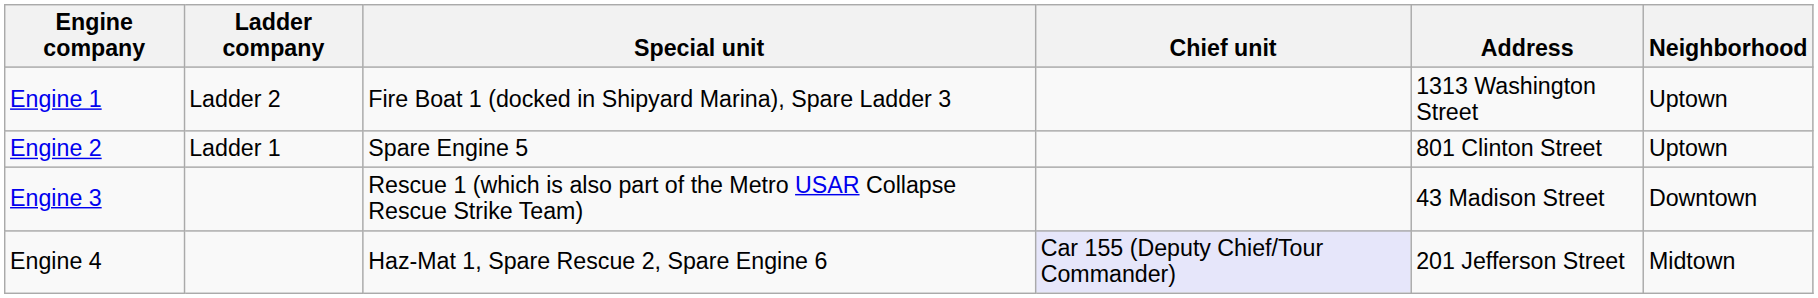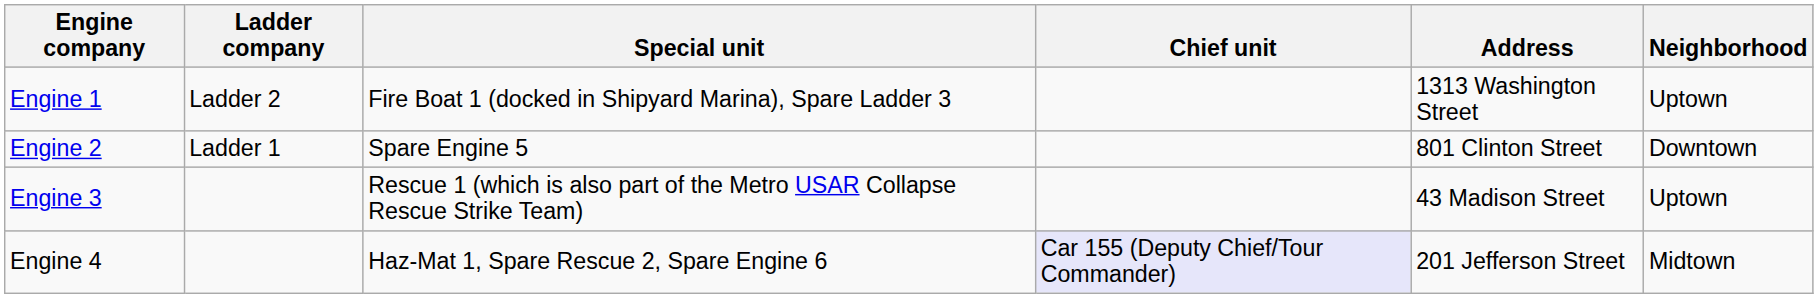(1688, 148) Uptown -> (1703, 148) Downtown
(1703, 198) Downtown -> (1688, 198) Uptown
